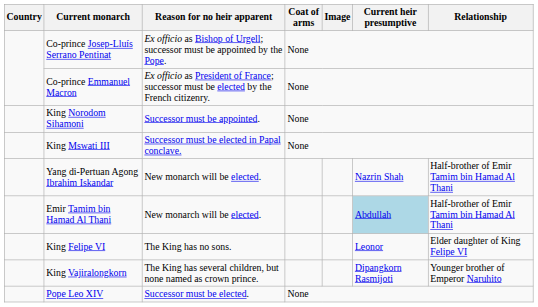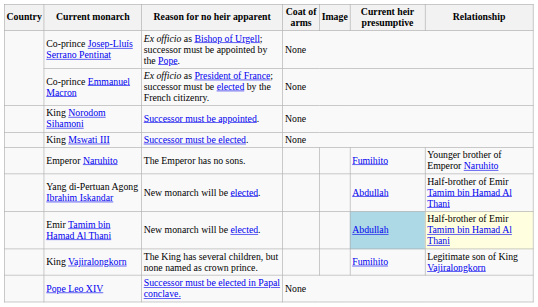(213, 145) Successor must be elected in Papal conclave. -> (196, 140) Successor must be elected.
+ row: (82, 161)
(379, 177) Nazrin Shah -> (370, 192) Abdullah
(473, 214) no background -> (470, 230) lightyellow background
- row: (76, 246)
(378, 273) Dipangkorn Rasmijoti -> (370, 262) Fumihito
(467, 273) Younger brother of Emperor Naruhito -> (473, 262) Legitimate son of King Vajiralongkorn
(197, 294) Successor must be elected. -> (212, 288) Successor must be elected in Papal conclave.
